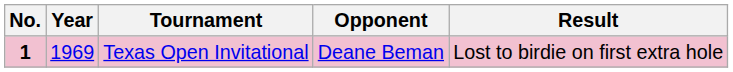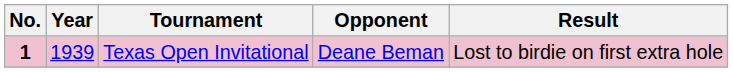(72, 52) 1969 -> (72, 52) 1939
